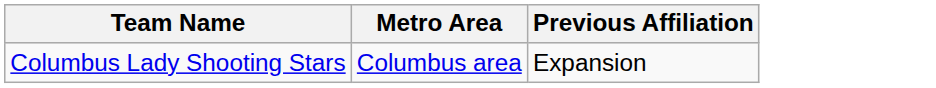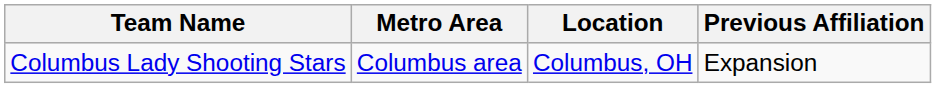+ column: (613, 23)
